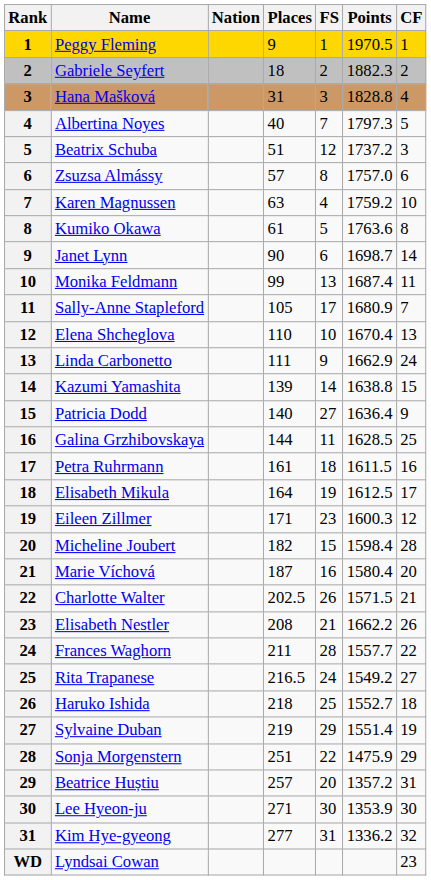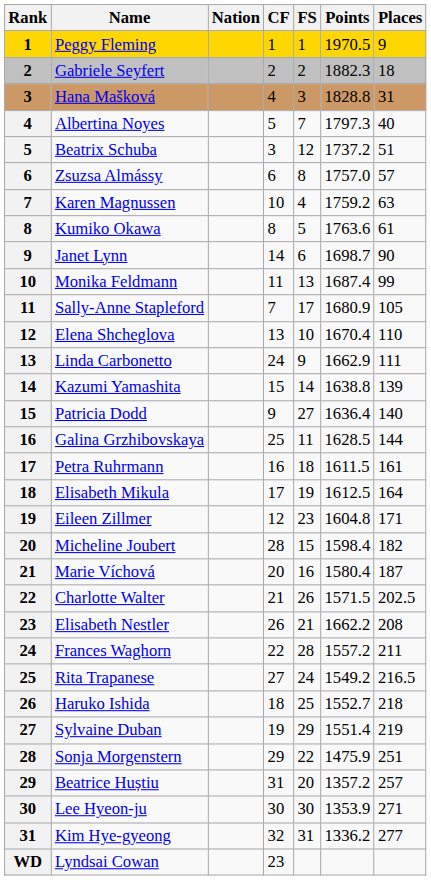columns swapped: (411, 17) <-> (290, 17)
(370, 519) 1600.3 -> (347, 519) 1604.8
(370, 651) 1557.7 -> (347, 651) 1557.2
